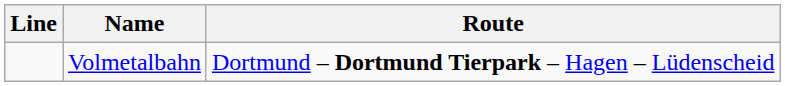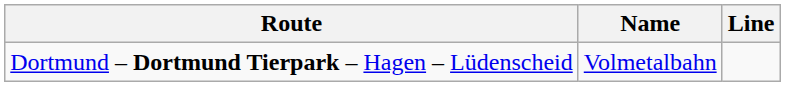columns swapped: (34, 23) <-> (493, 23)
